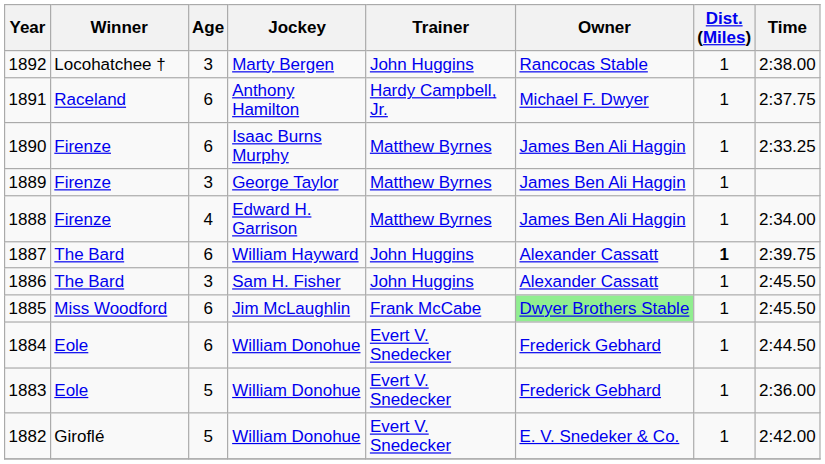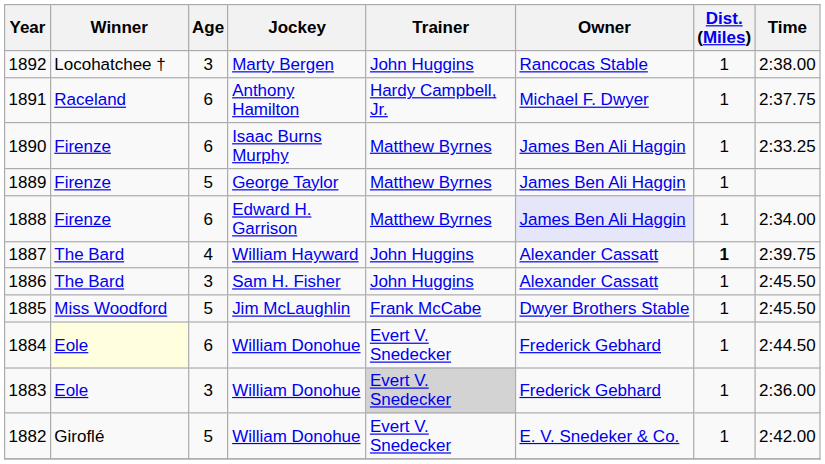(208, 182) 3 -> (208, 182) 5
(208, 219) 4 -> (208, 219) 6
(603, 219) no background -> (603, 219) lavender background
(208, 255) 6 -> (208, 255) 4
(208, 309) 6 -> (208, 309) 5
(604, 309) lightgreen background -> (604, 309) no background
(71, 345) no background -> (71, 345) lightyellow background
(208, 391) 5 -> (208, 391) 3
(410, 391) no background -> (410, 391) lightgrey background
